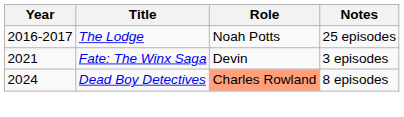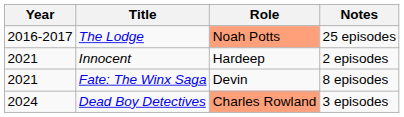(246, 36) no background -> (246, 36) lightsalmon background
+ row: (105, 58)
(355, 58) 3 episodes -> (355, 79) 8 episodes
(355, 79) 8 episodes -> (355, 101) 3 episodes
